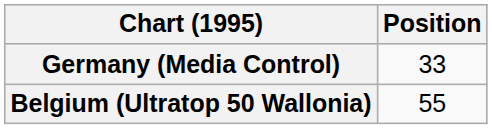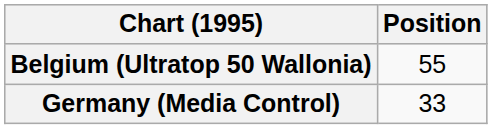rows swapped: (191, 103) <-> (191, 63)
